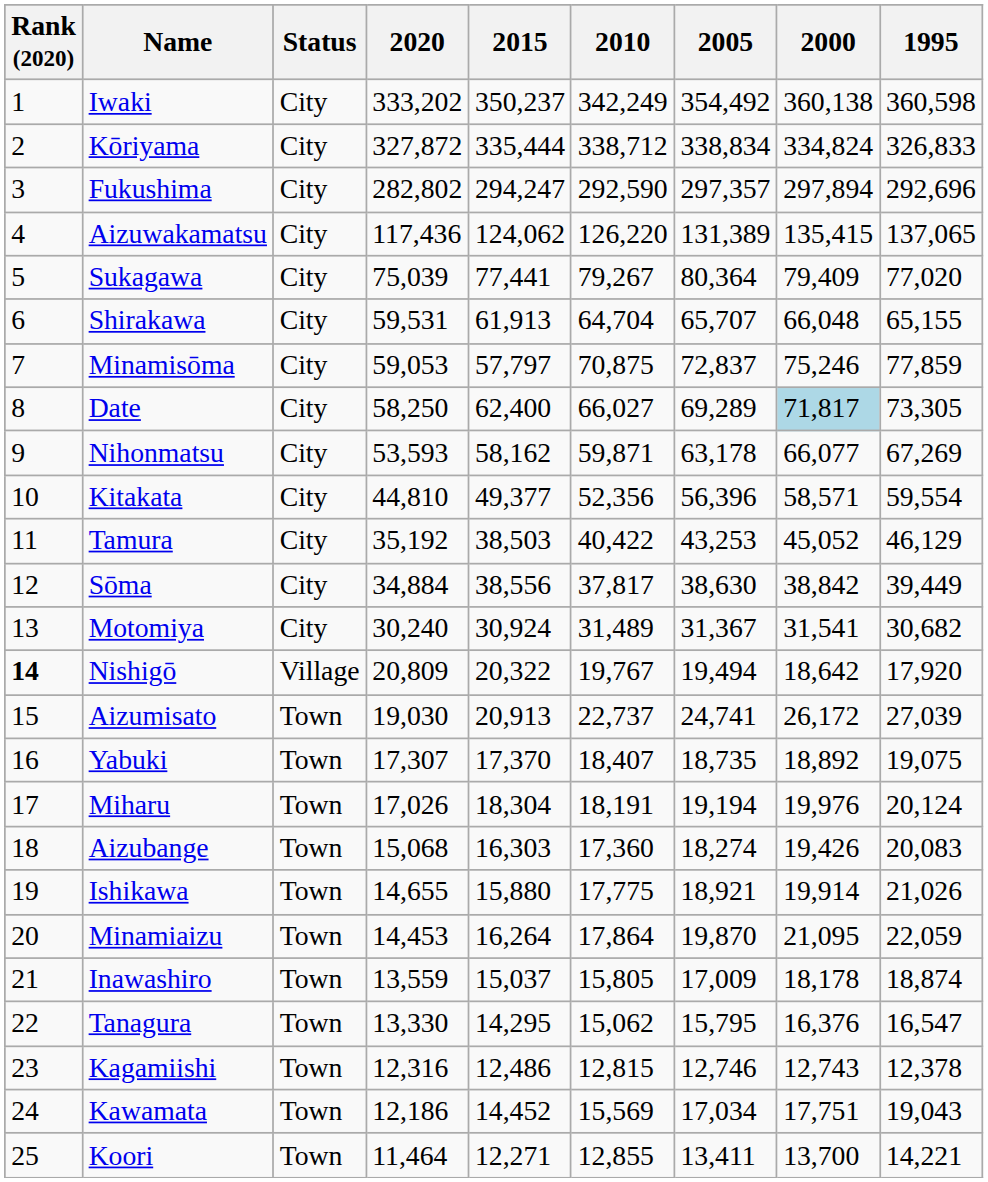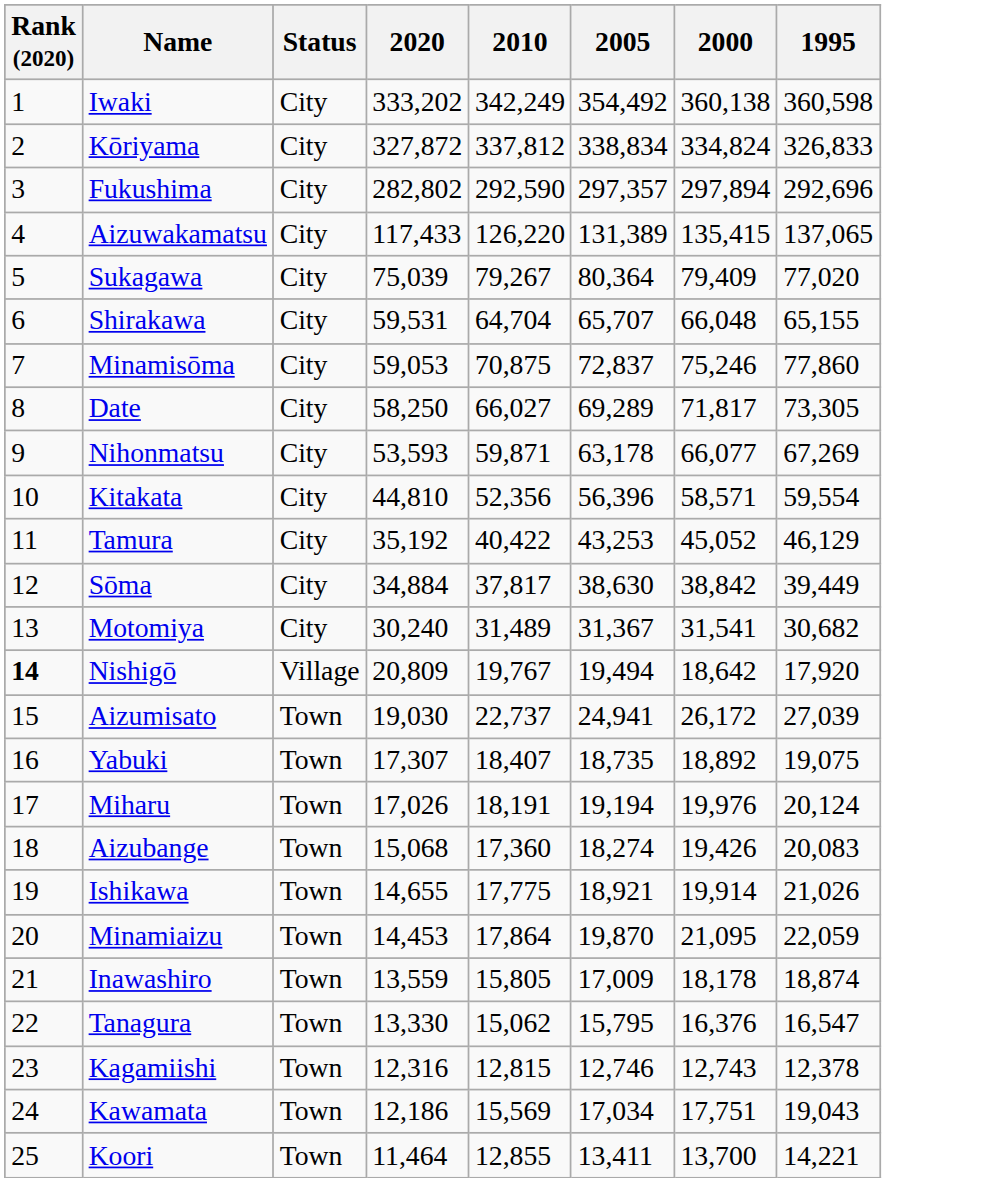- column: (520, 42)
(623, 145) 338,712 -> (520, 145) 337,812
(417, 233) 117,436 -> (417, 233) 117,433
(924, 364) 77,859 -> (821, 364) 77,860
(821, 408) lightblue background -> (719, 408) no background
(719, 716) 24,741 -> (616, 716) 24,941
